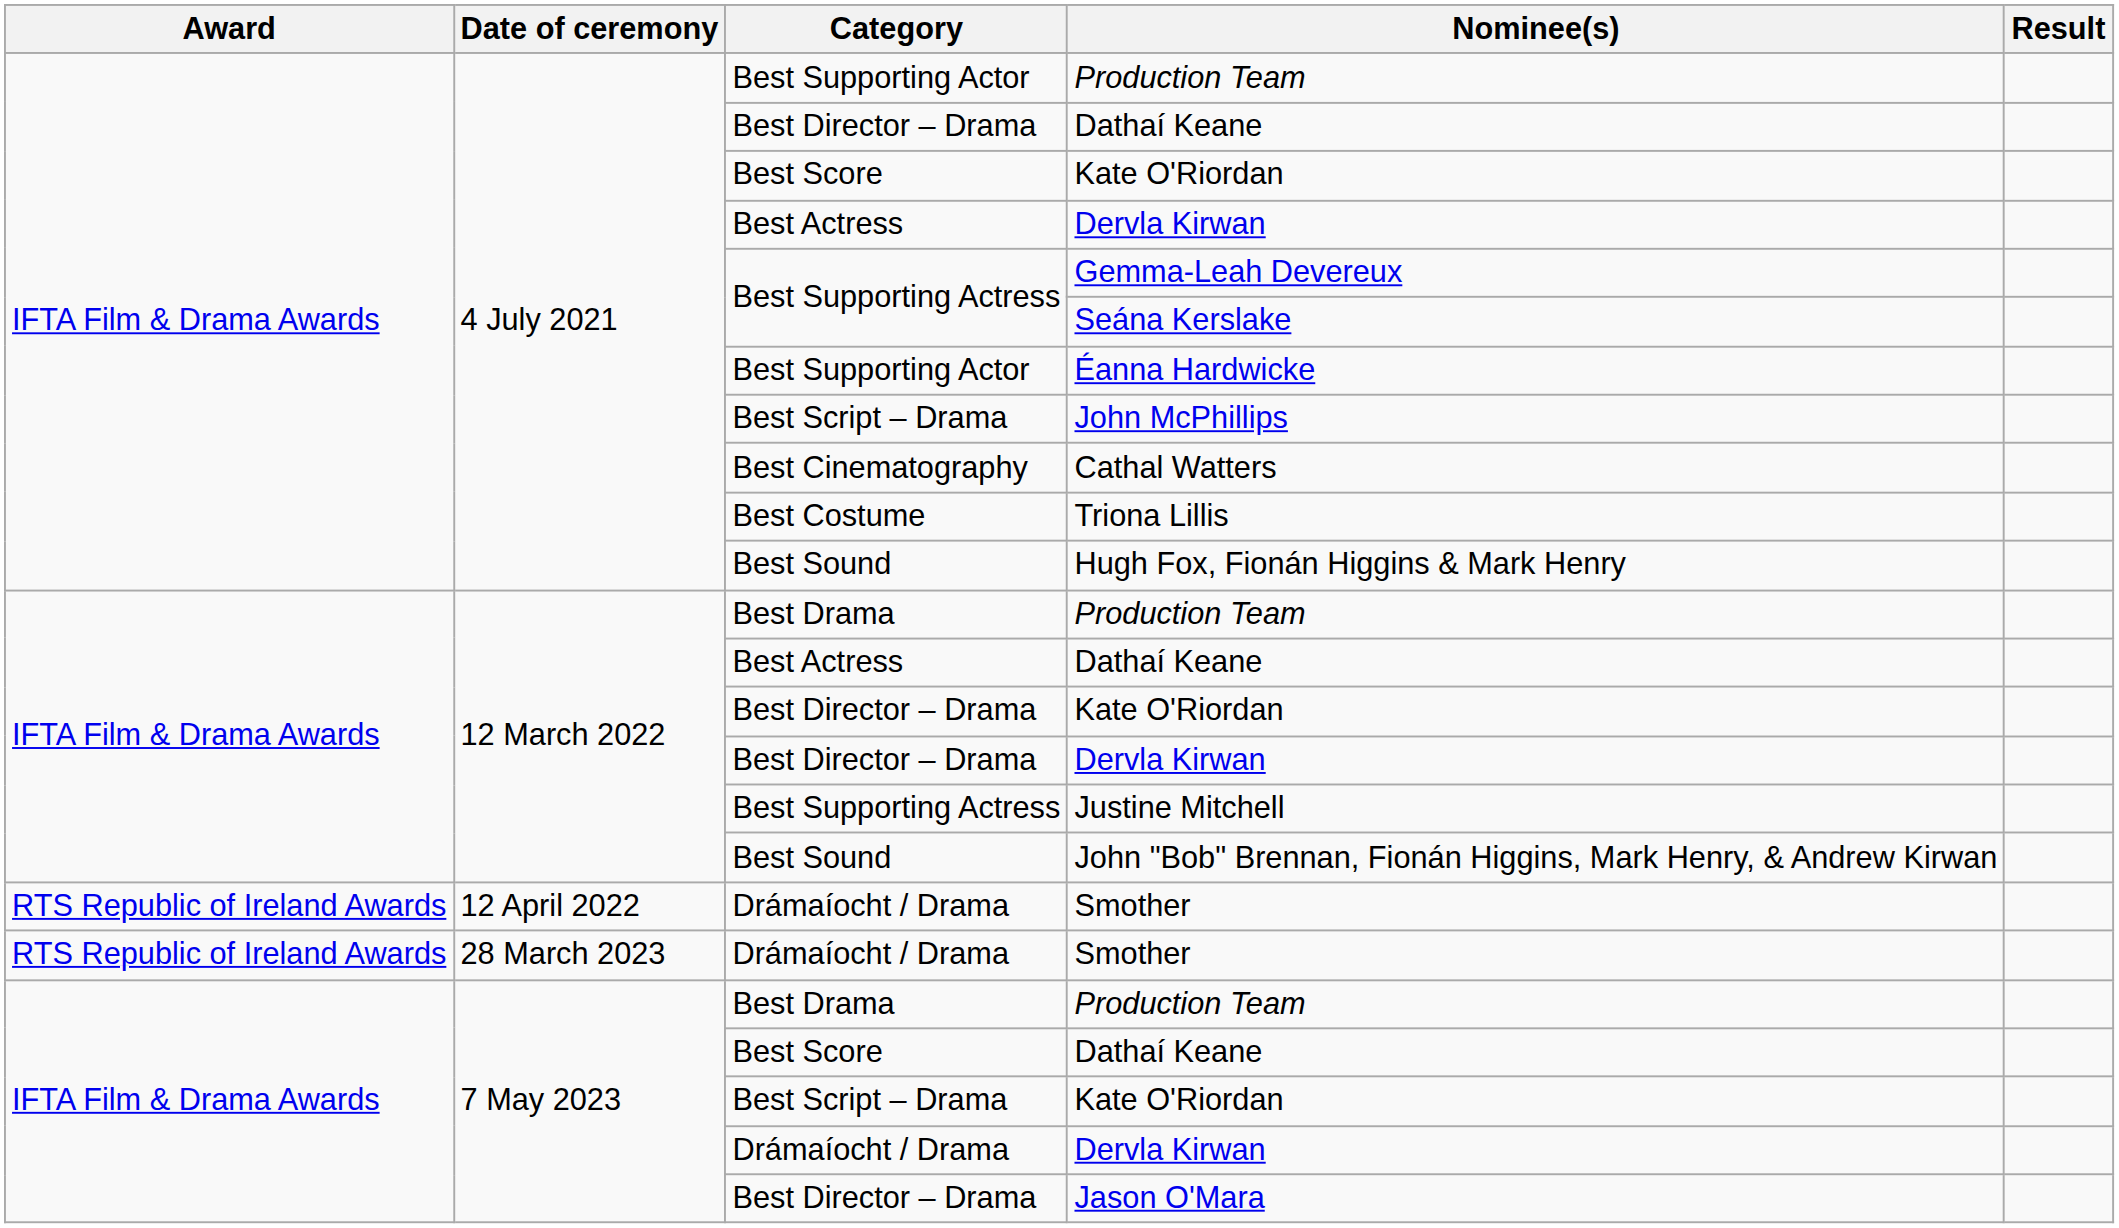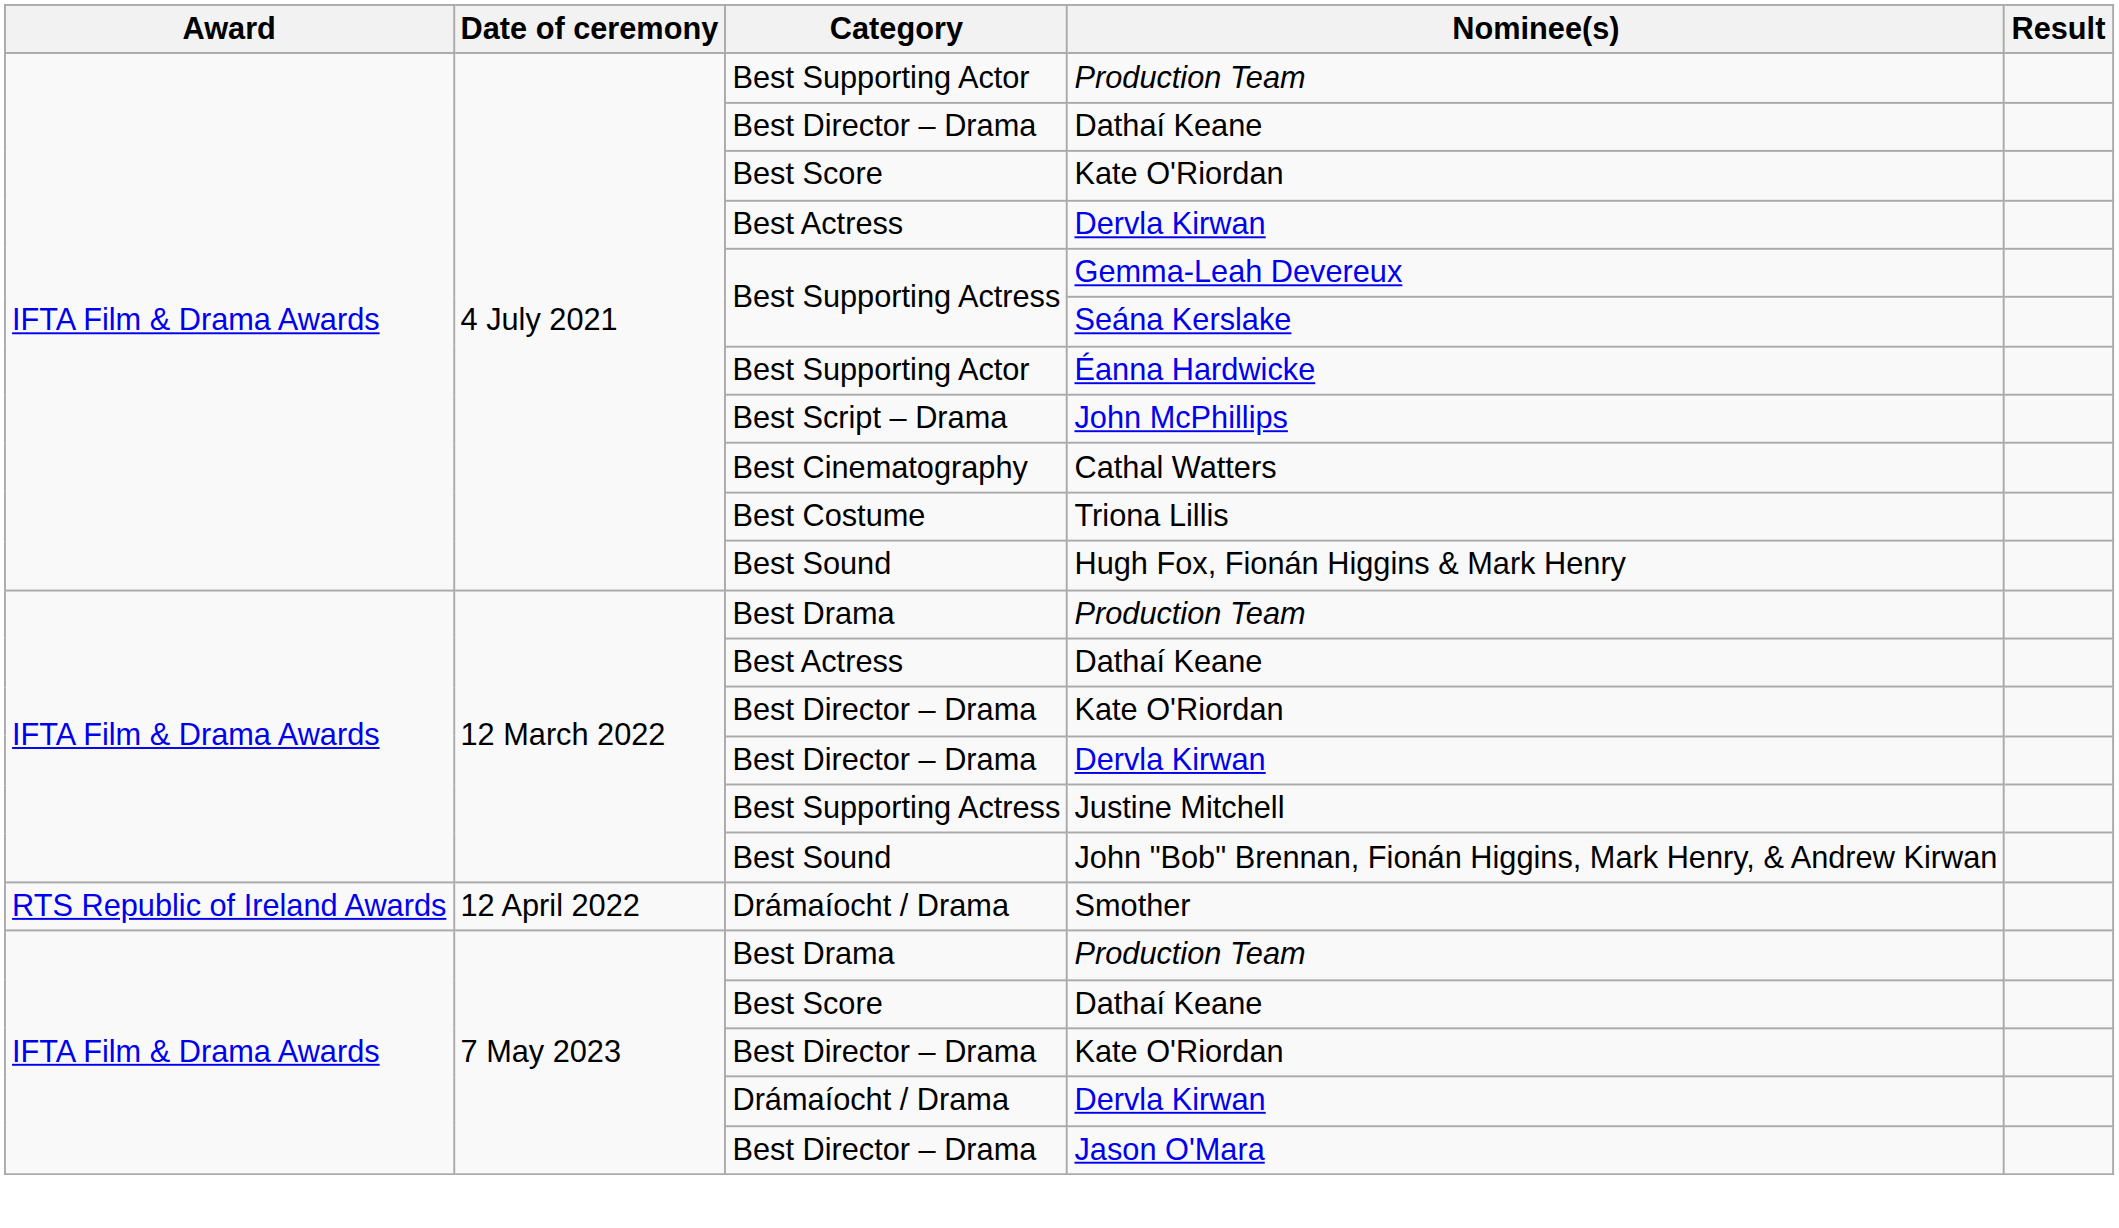- row: (563, 954)
(870, 1100) Best Script – Drama -> (884, 1051) Best Director – Drama
